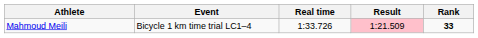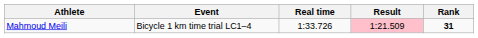(449, 26) 33 -> (449, 26) 31
